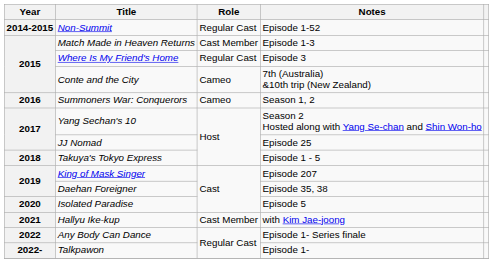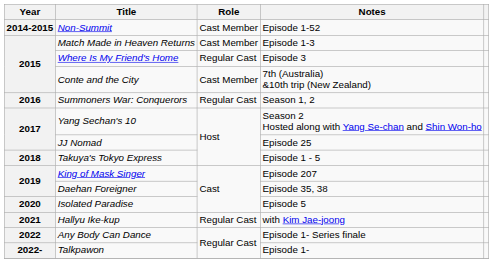(228, 27) Regular Cast -> (229, 27) Cast Member
(215, 79) Cameo -> (229, 79) Cast Member
(215, 100) Cameo -> (228, 100) Regular Cast
(229, 219) Cast Member -> (228, 219) Regular Cast
